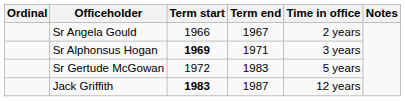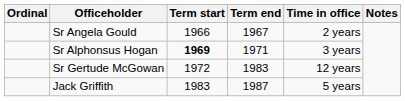(342, 68) 5 years -> (338, 68) 12 years
(197, 86) bold -> (197, 86) normal
(338, 86) 12 years -> (342, 86) 5 years
